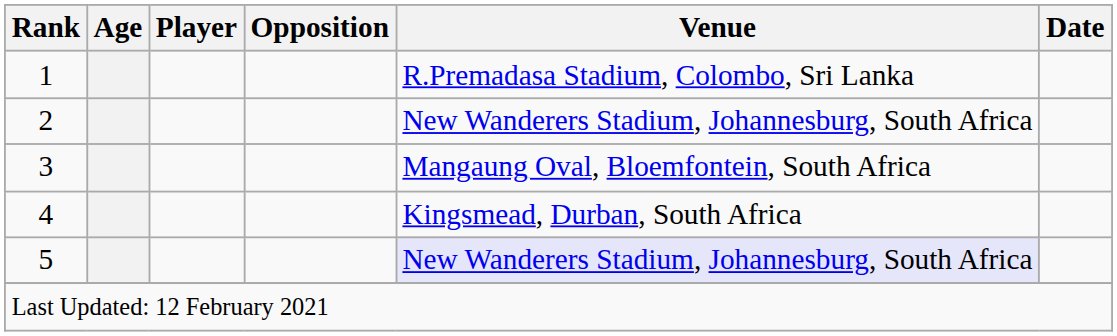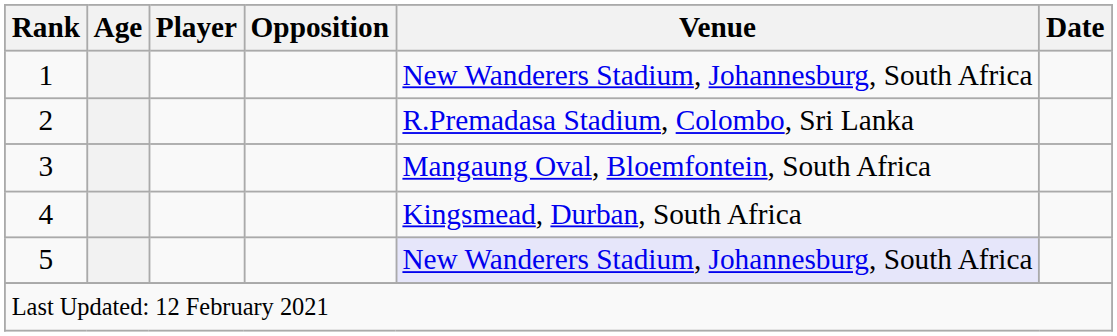(658, 74) R.Premadasa Stadium, Colombo, Sri Lanka -> (717, 74) New Wanderers Stadium, Johannesburg, South Africa
(717, 120) New Wanderers Stadium, Johannesburg, South Africa -> (658, 120) R.Premadasa Stadium, Colombo, Sri Lanka
